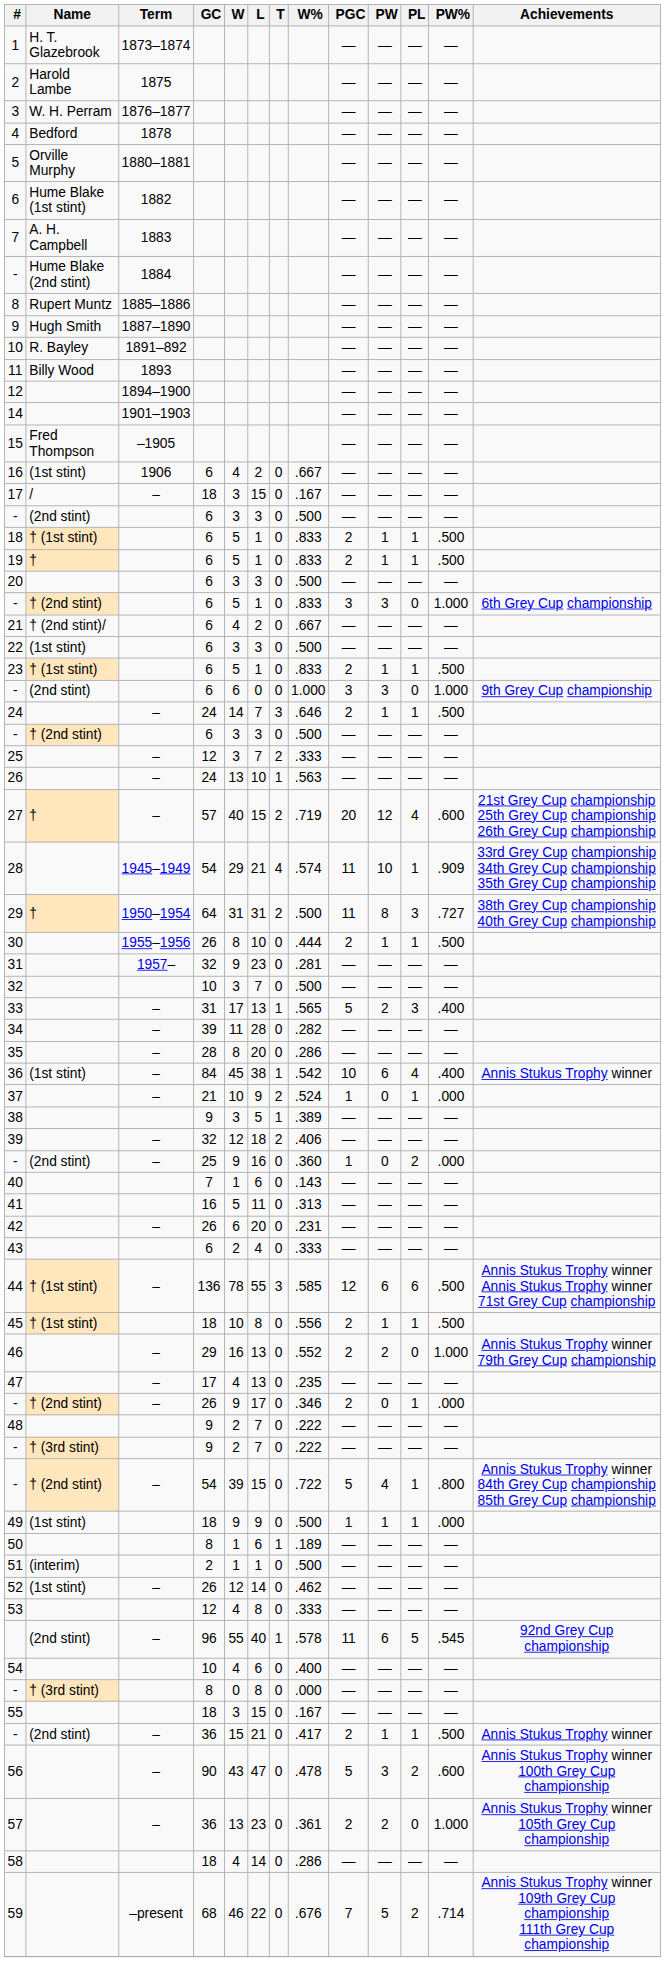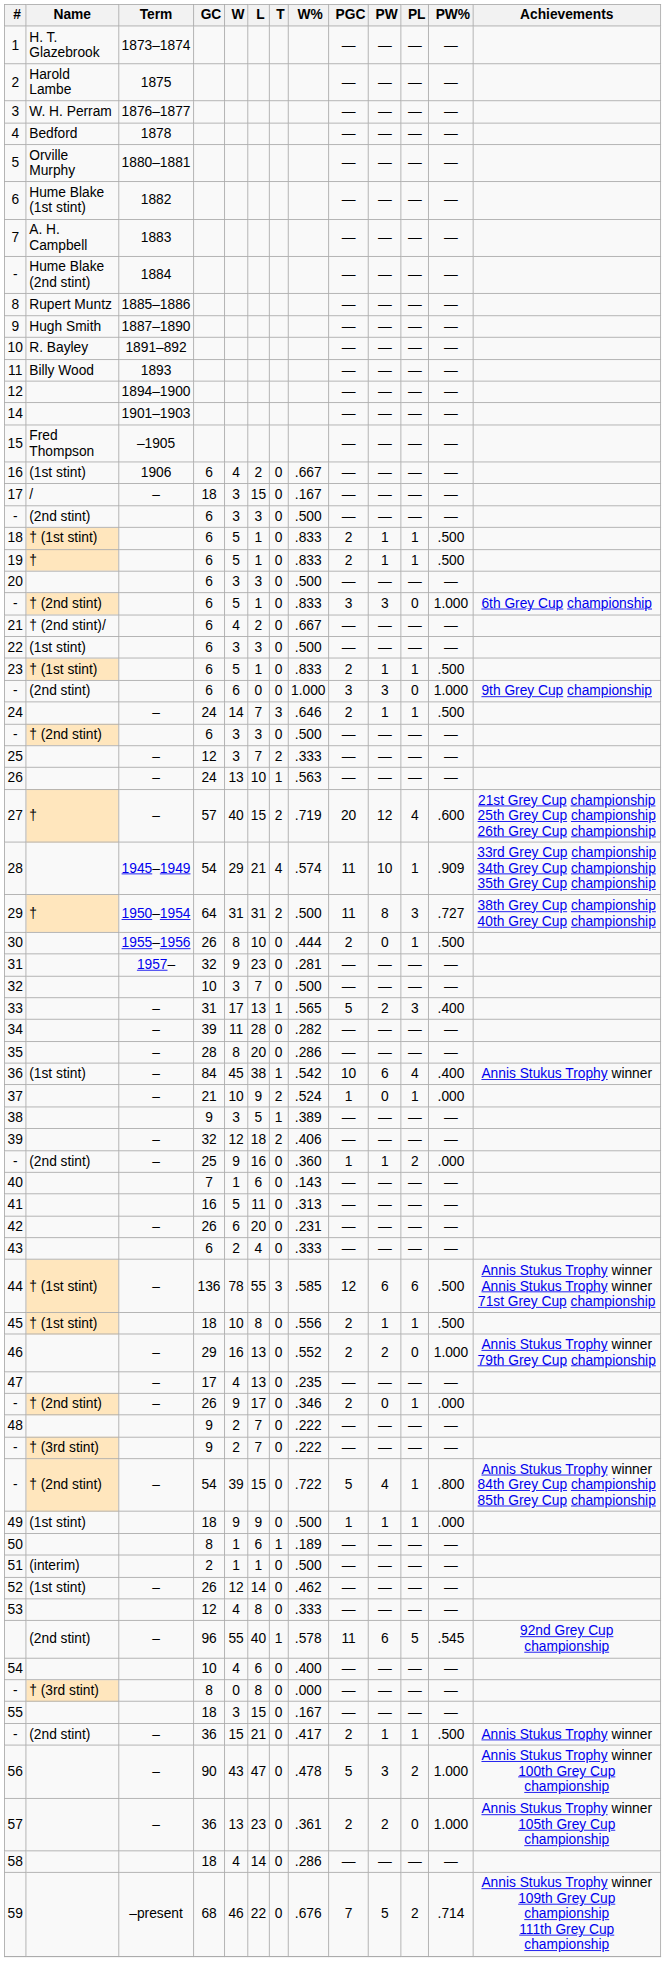(385, 943) 1 -> (385, 943) 0
(385, 1161) 0 -> (385, 1161) 1
(451, 1771) .600 -> (451, 1771) 1.000
